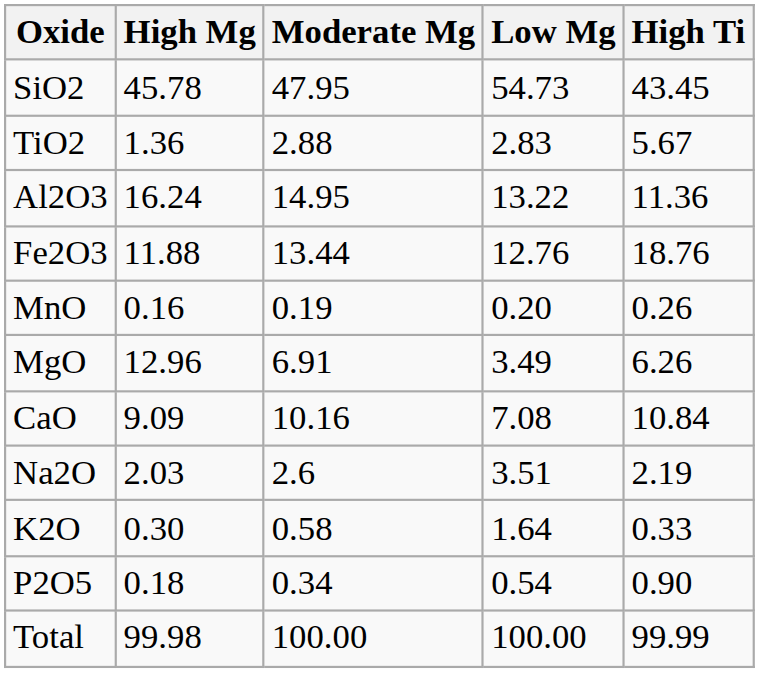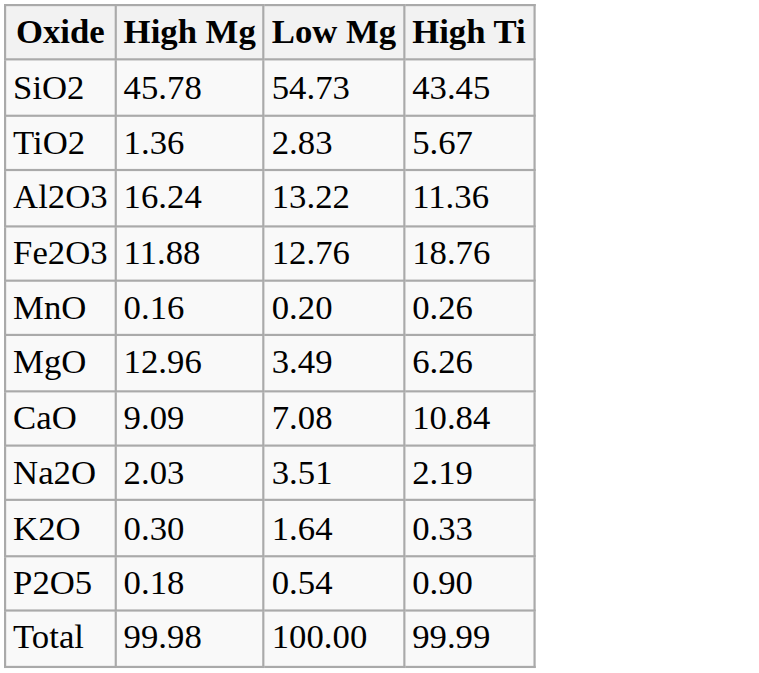- column: (373, 32)
